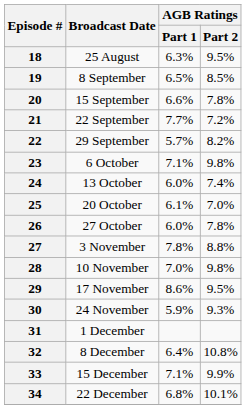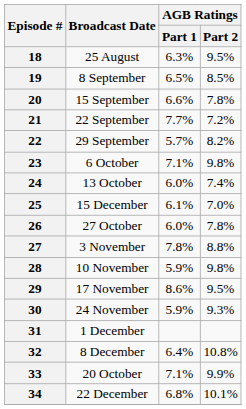(112, 204) 20 October -> (112, 204) 15 December
(179, 267) 7.0% -> (179, 267) 5.9%
(112, 373) 15 December -> (112, 373) 20 October
